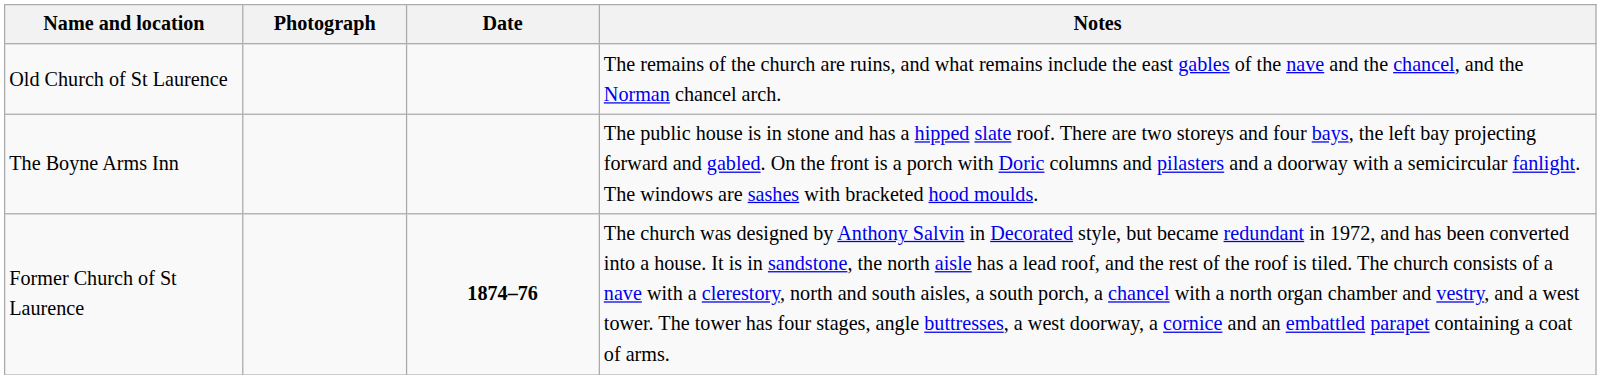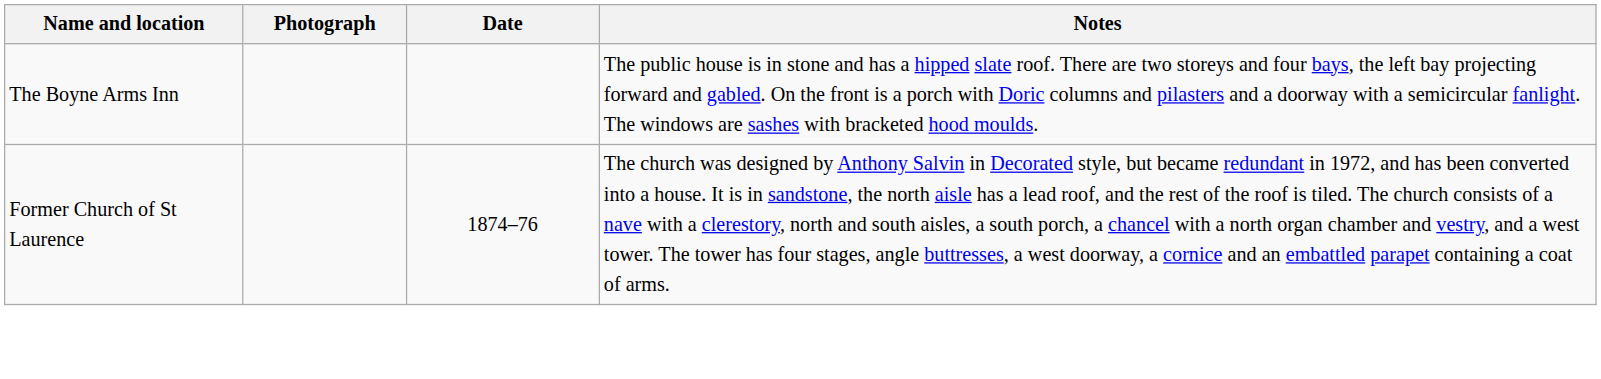- row: (118, 78)
(503, 294) bold -> (503, 224) normal
